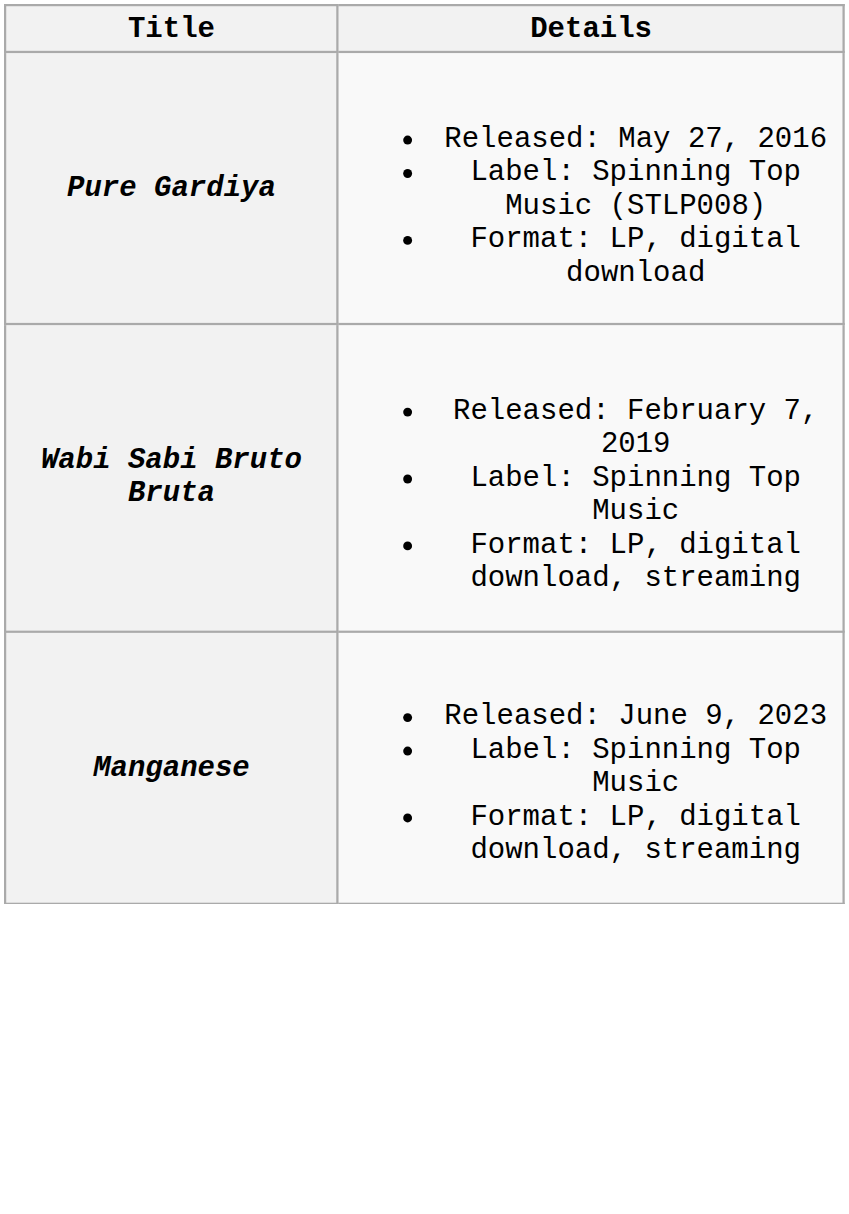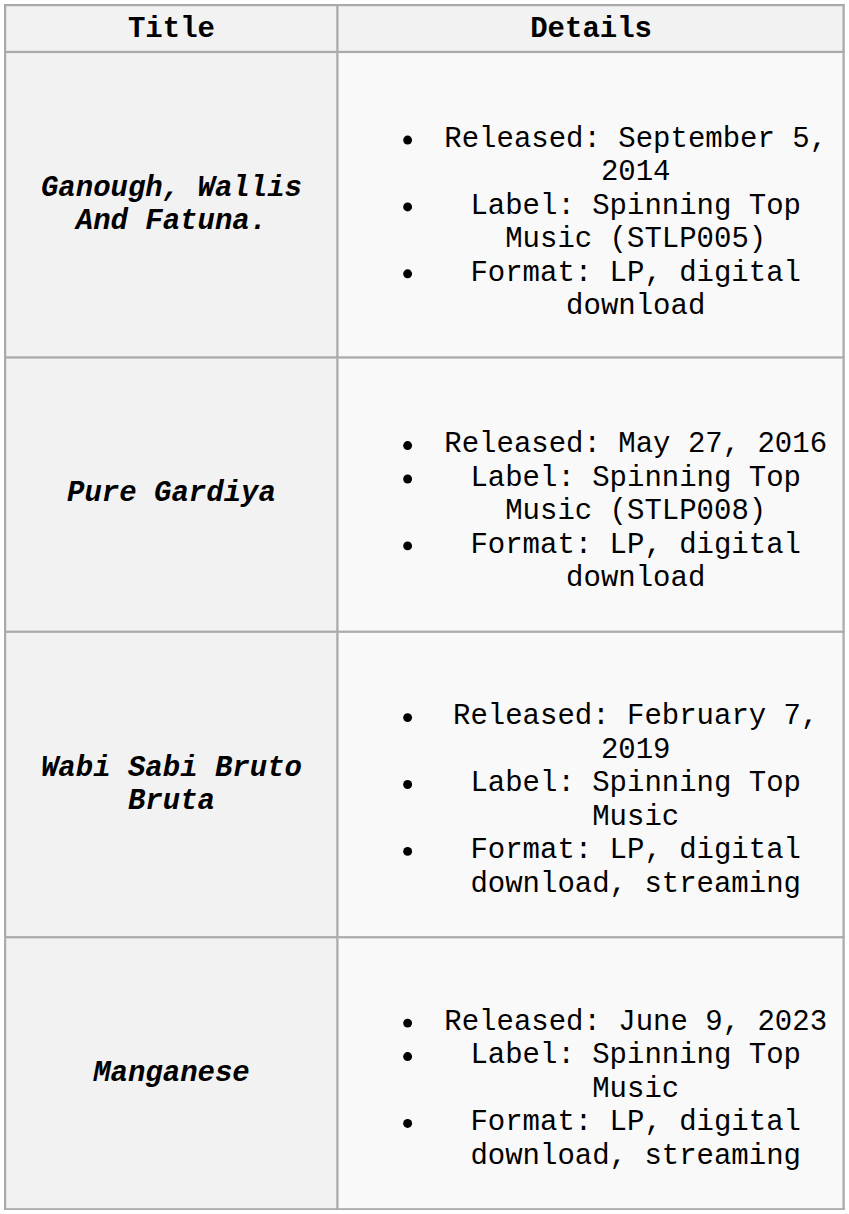+ row: (171, 205)
